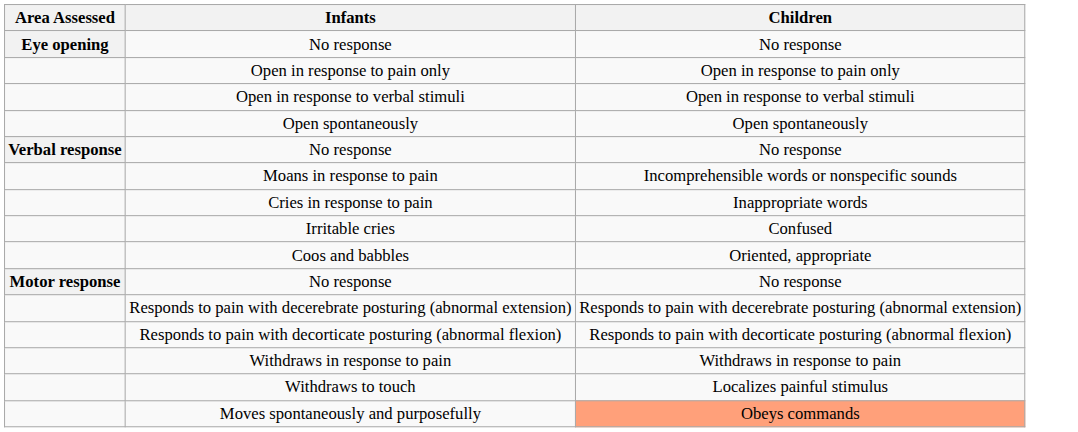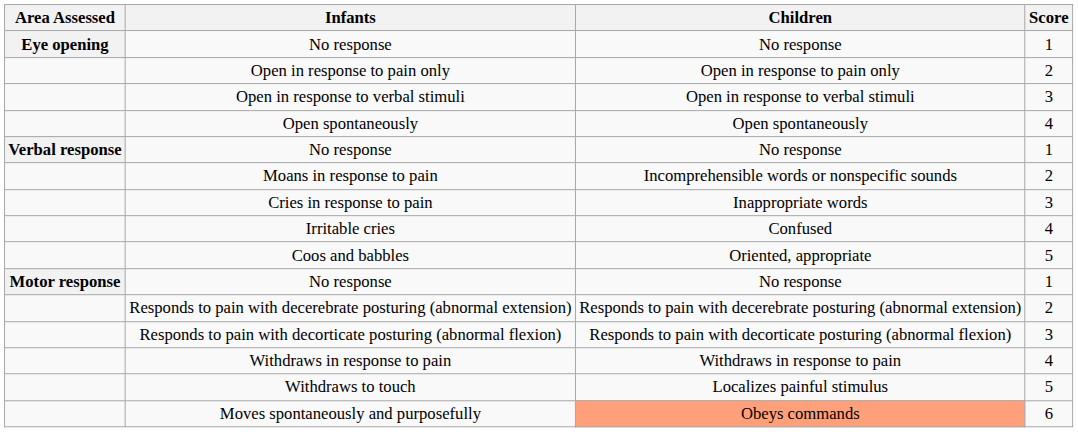+ column: (1049, 17)
